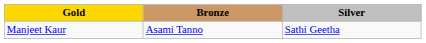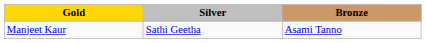columns swapped: (352, 13) <-> (213, 13)
